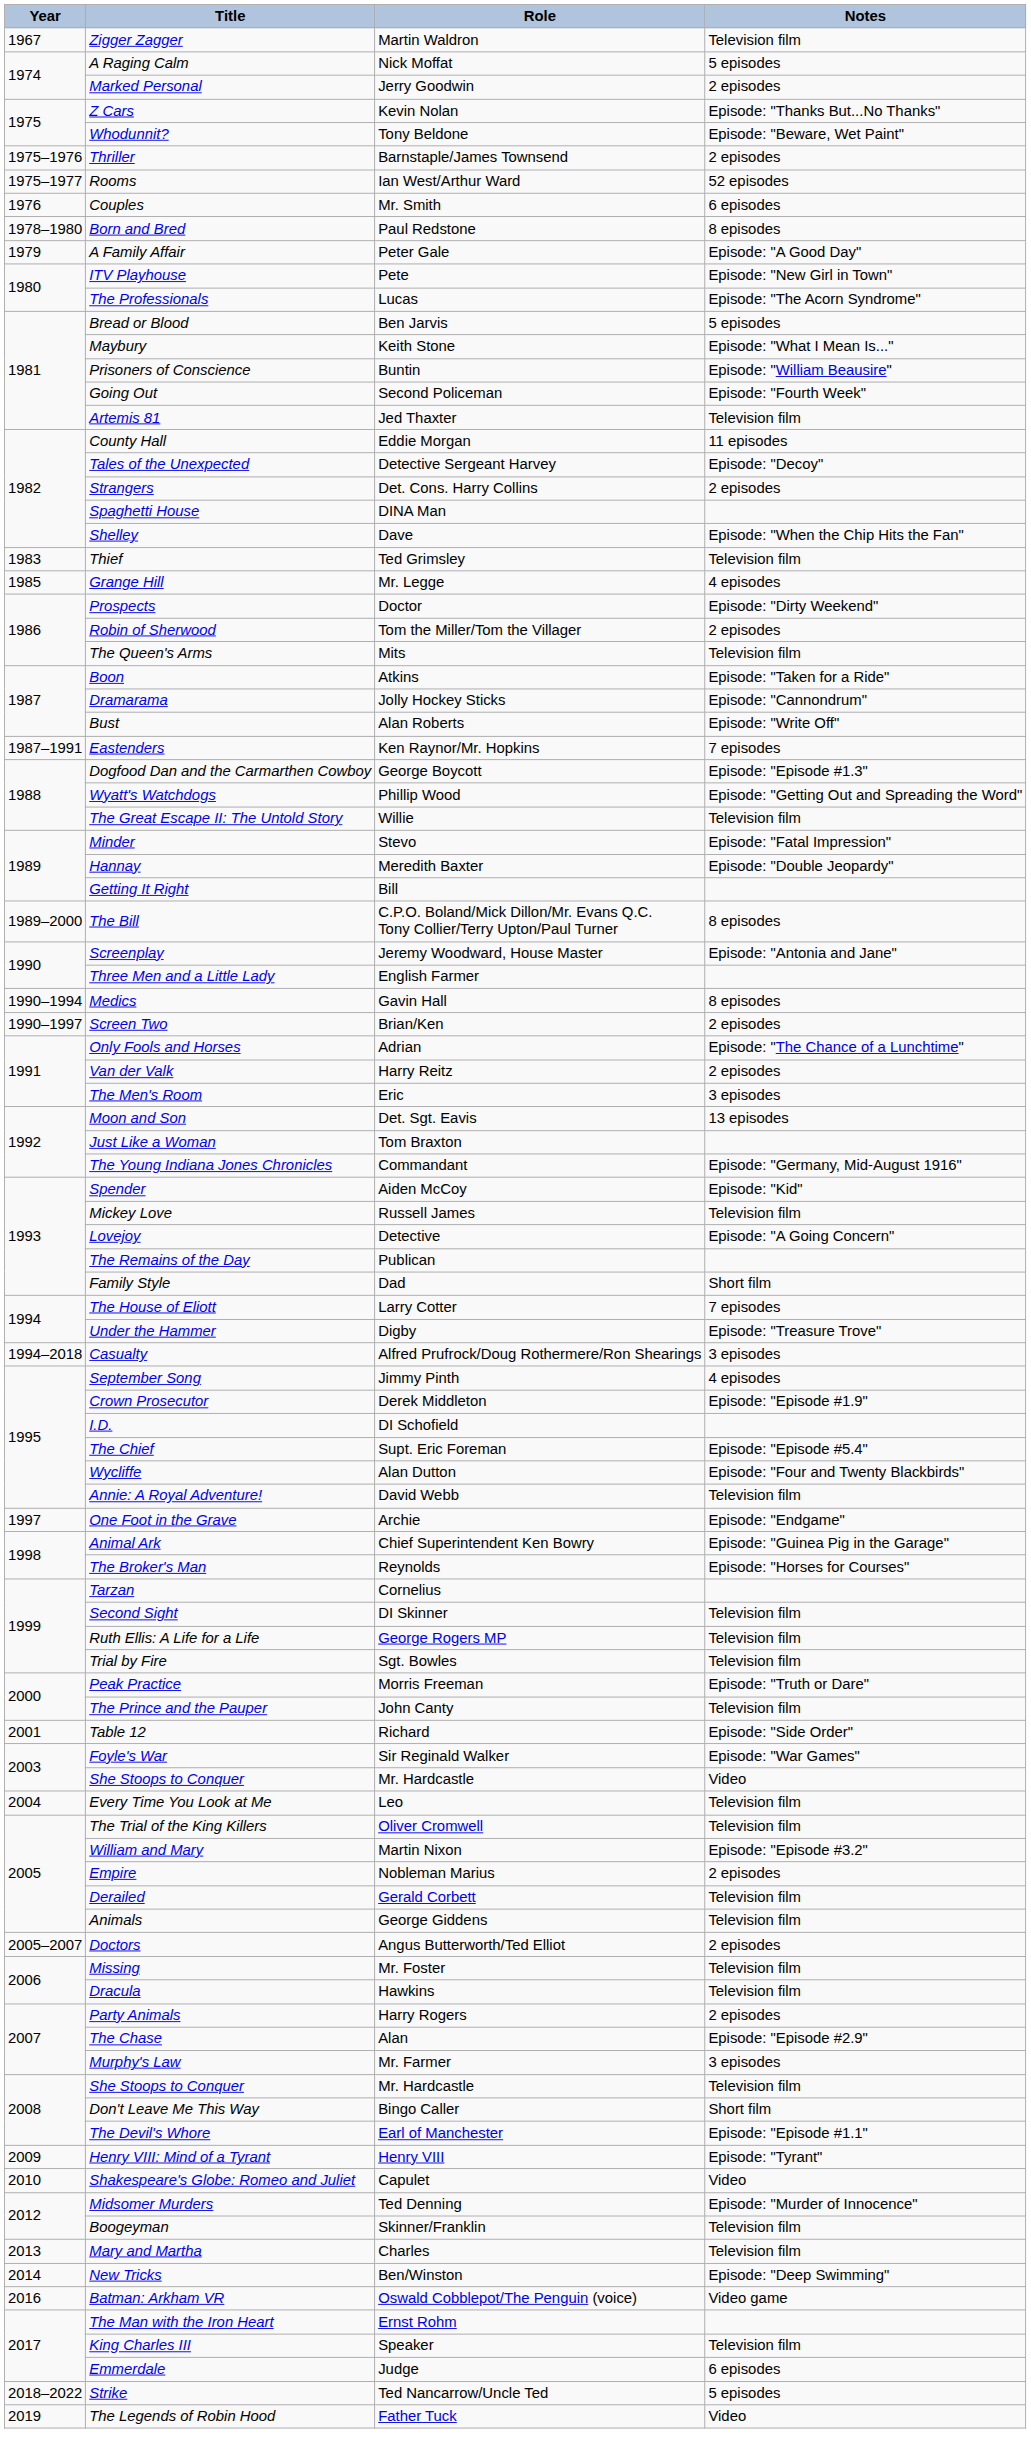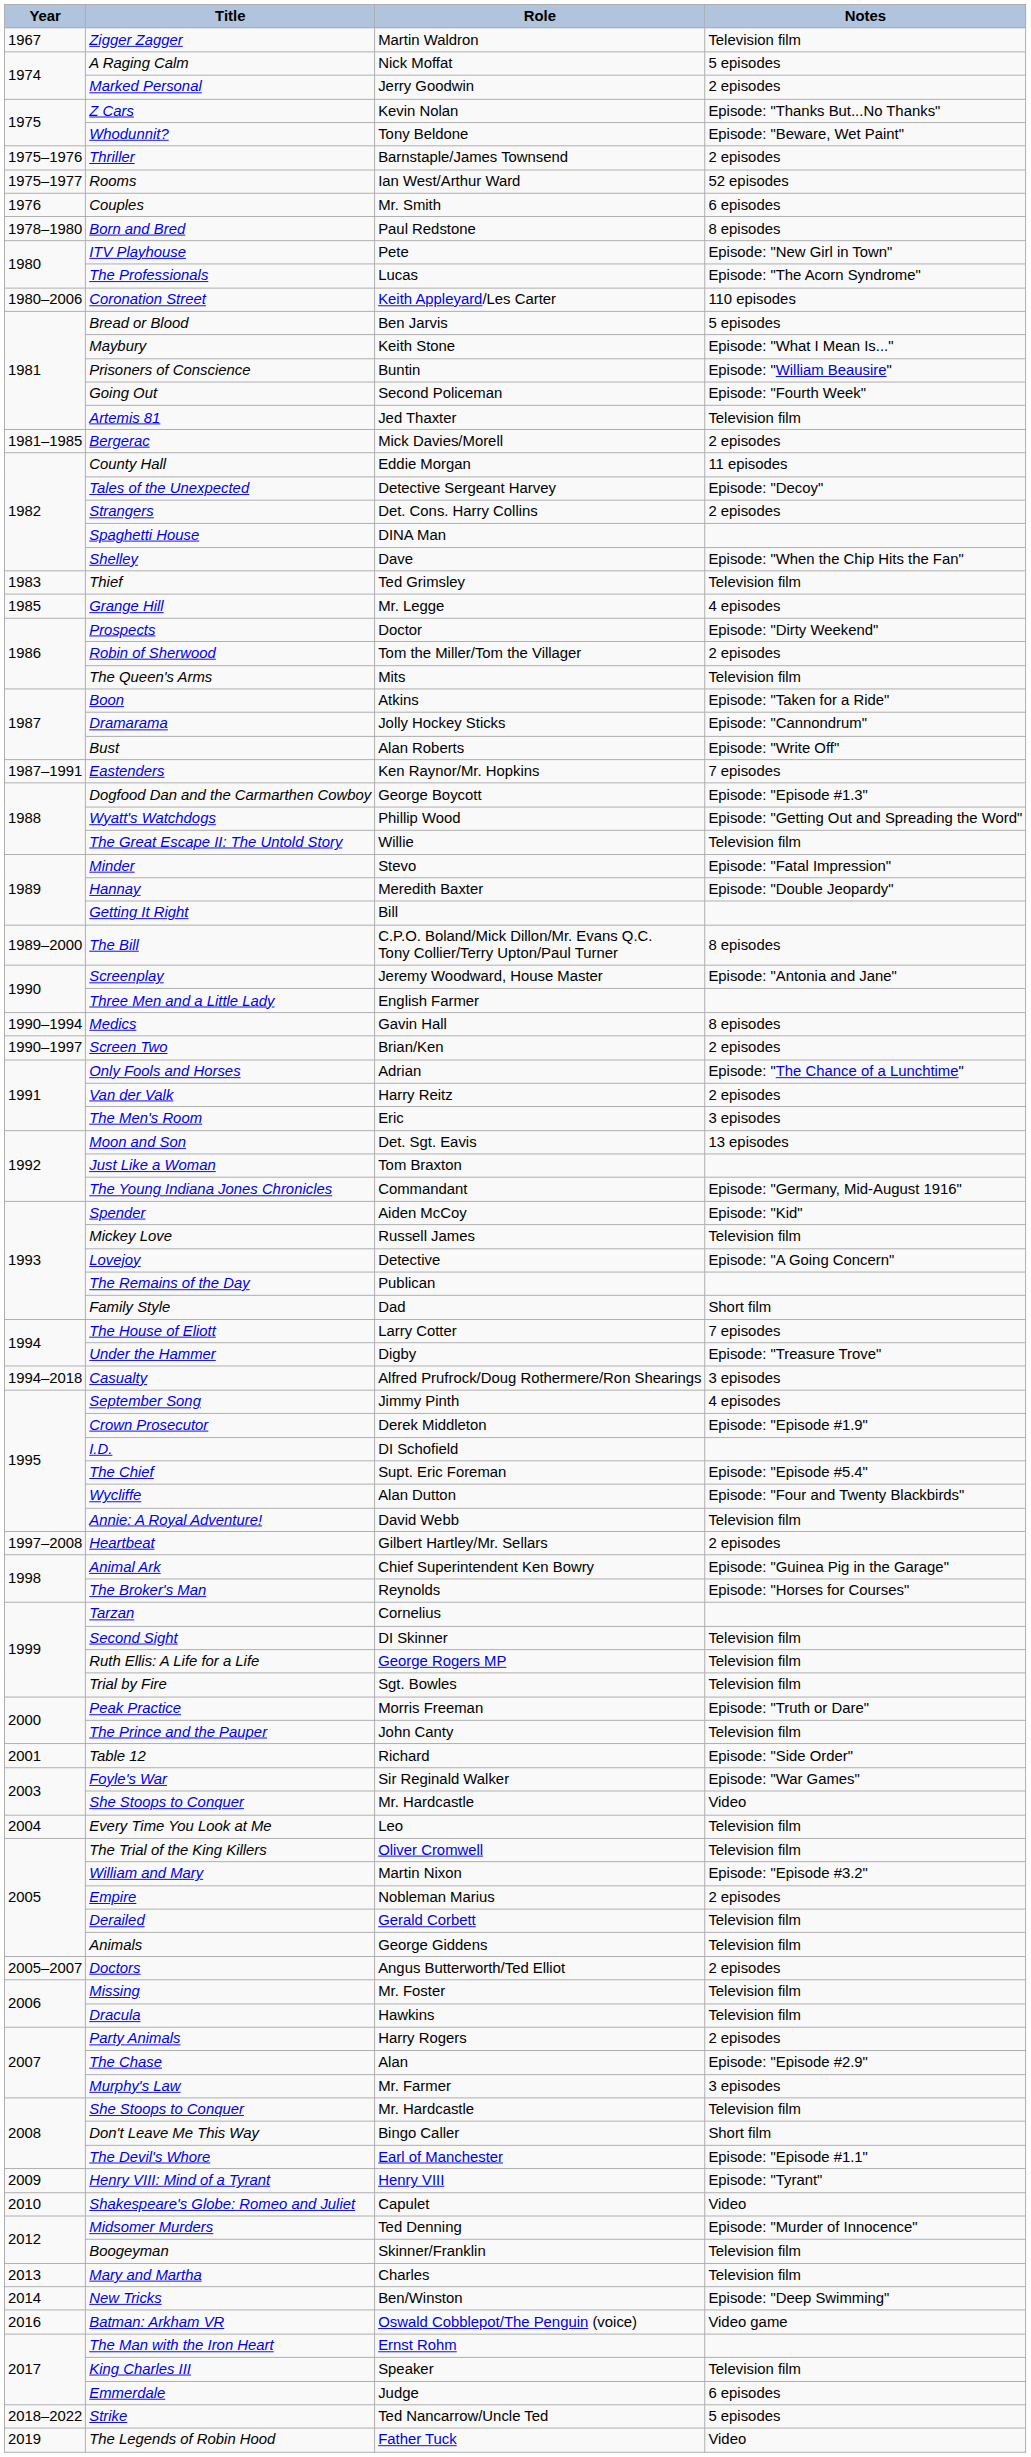- row: (137, 252)
+ row: (148, 299)
+ row: (119, 441)
- row: (163, 1519)
+ row: (122, 1543)
